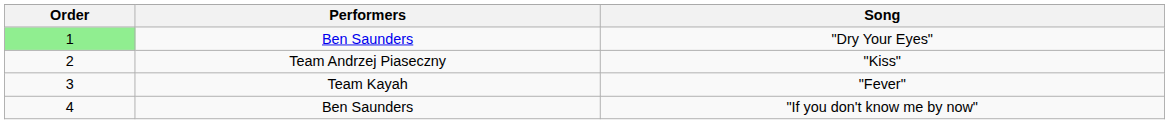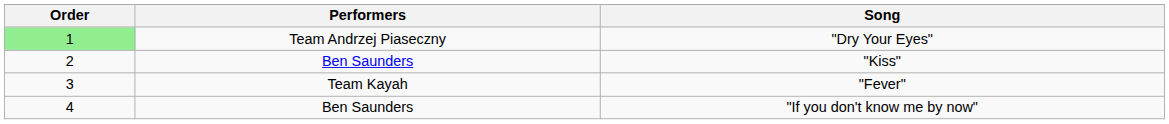(368, 38) Ben Saunders -> (368, 38) Team Andrzej Piaseczny
(368, 61) Team Andrzej Piaseczny -> (368, 61) Ben Saunders
